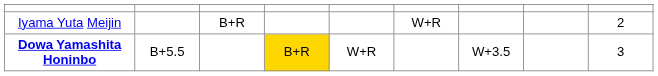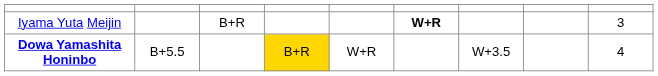(426, 22) normal -> (426, 22) bold
(621, 22) 2 -> (621, 22) 3
(621, 52) 3 -> (621, 52) 4
